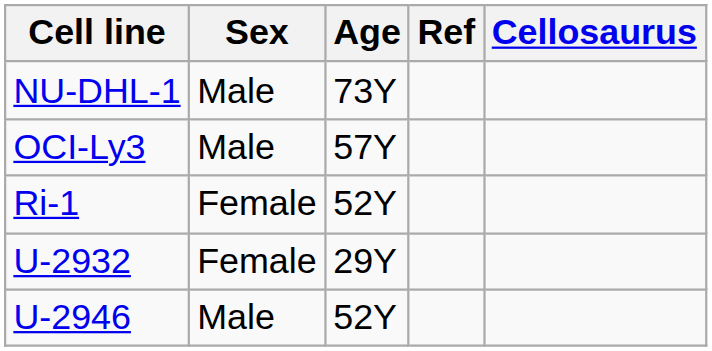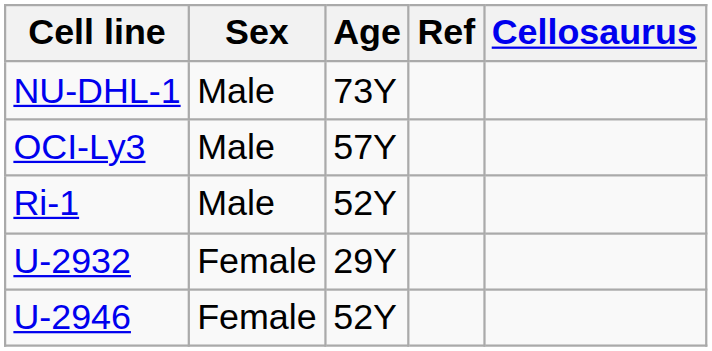(257, 203) Female -> (236, 203) Male
(236, 317) Male -> (257, 317) Female
